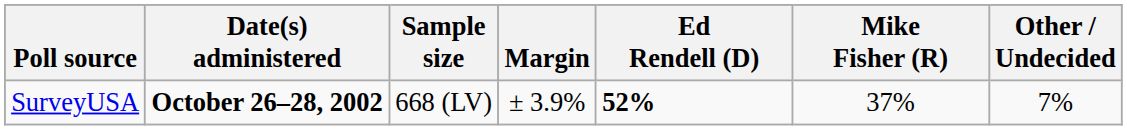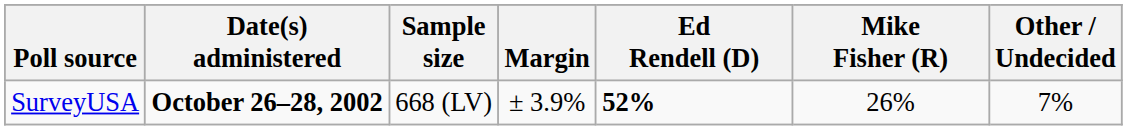(891, 101) 37% -> (891, 101) 26%
